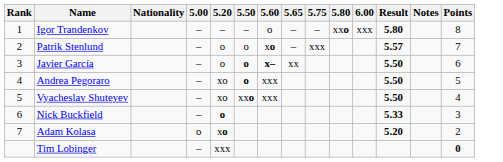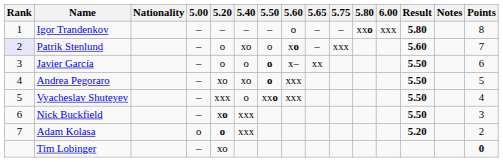+ column: (246, 13)
(19, 47) no background -> (19, 47) lavender background
(393, 47) 5.57 -> (417, 47) 5.60
(270, 64) bold -> (293, 64) normal
(222, 98) xo -> (222, 98) xxx
(222, 115) o -> (222, 115) xo
(393, 115) 5.33 -> (417, 115) 5.50
(222, 132) xo -> (222, 132) o
(222, 149) xxx -> (222, 149) xo
